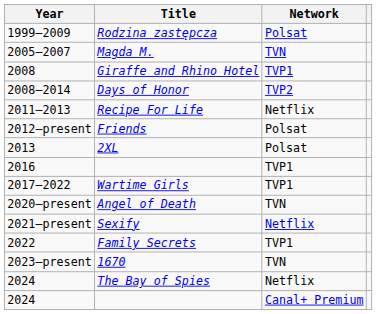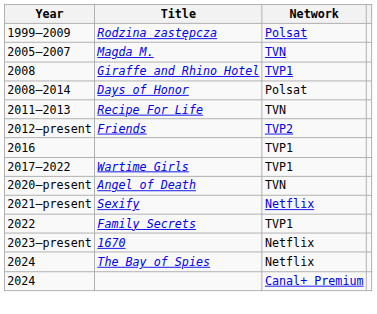(279, 90) TVP2 -> (286, 90) Polsat
(290, 109) Netflix -> (275, 109) TVN
(286, 128) Polsat -> (279, 128) TVP2
- row: (21, 147)
(275, 262) TVN -> (290, 243) Netflix
